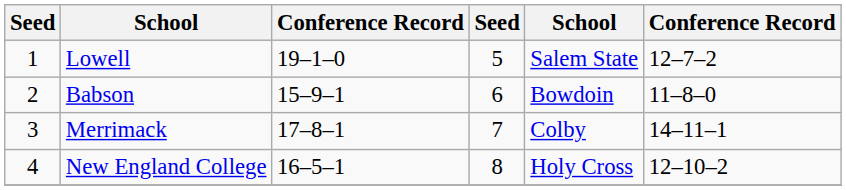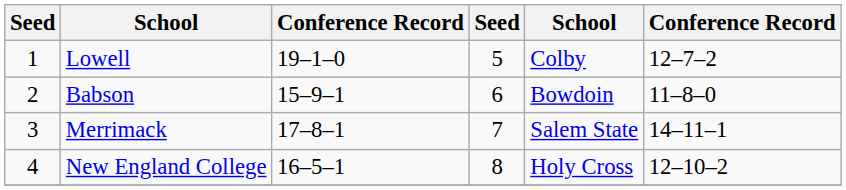(584, 58) Salem State -> (558, 58) Colby
(558, 130) Colby -> (584, 130) Salem State
